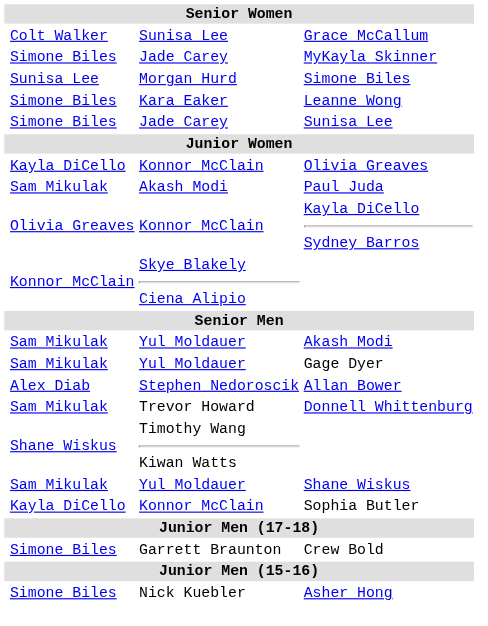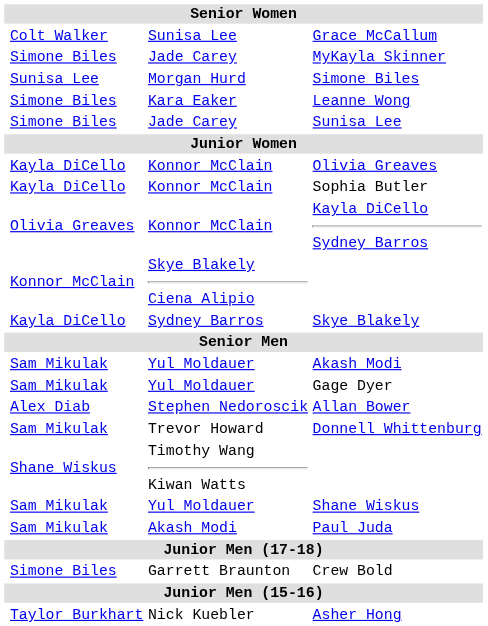rows swapped: (201, 506) <-> (184, 187)
+ row: (206, 321)
(63, 593) Simone Biles -> (77, 615) Taylor Burkhart
